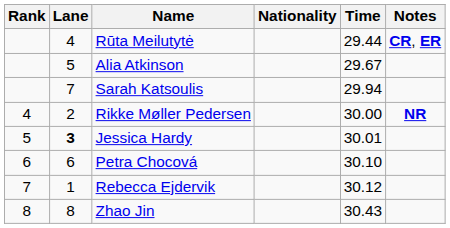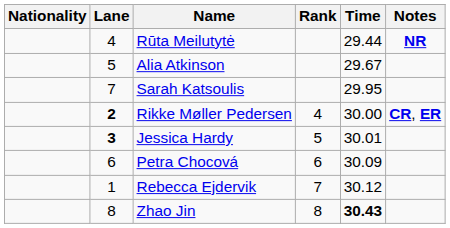columns swapped: (27, 16) <-> (297, 16)
(415, 41) CR, ER -> (415, 41) NR
(363, 89) 29.94 -> (363, 89) 29.95
(71, 114) normal -> (112, 114) bold
(415, 114) NR -> (415, 114) CR, ER
(363, 162) 30.10 -> (363, 162) 30.09
(363, 211) normal -> (363, 211) bold
